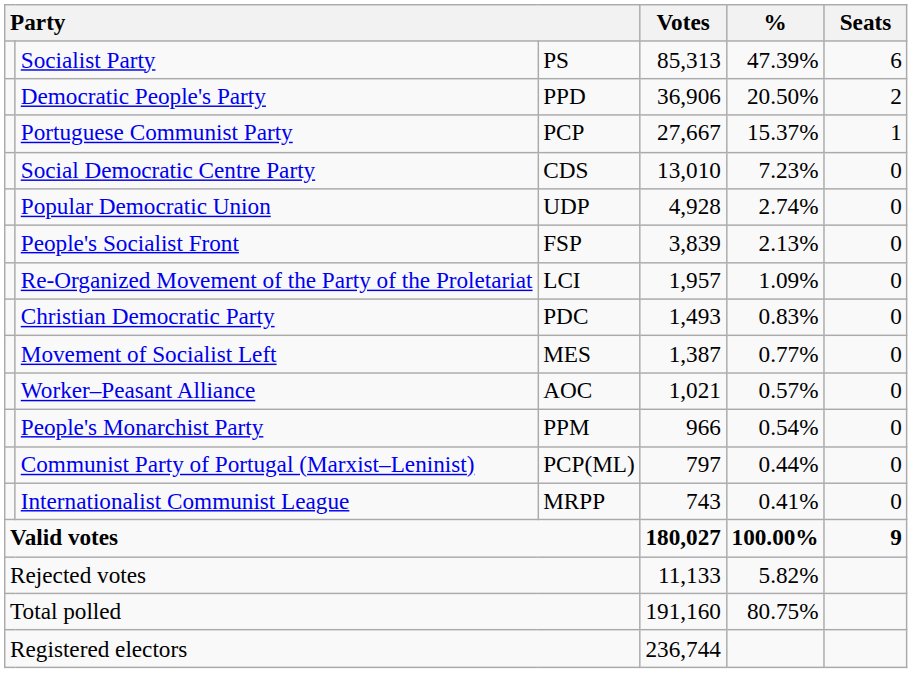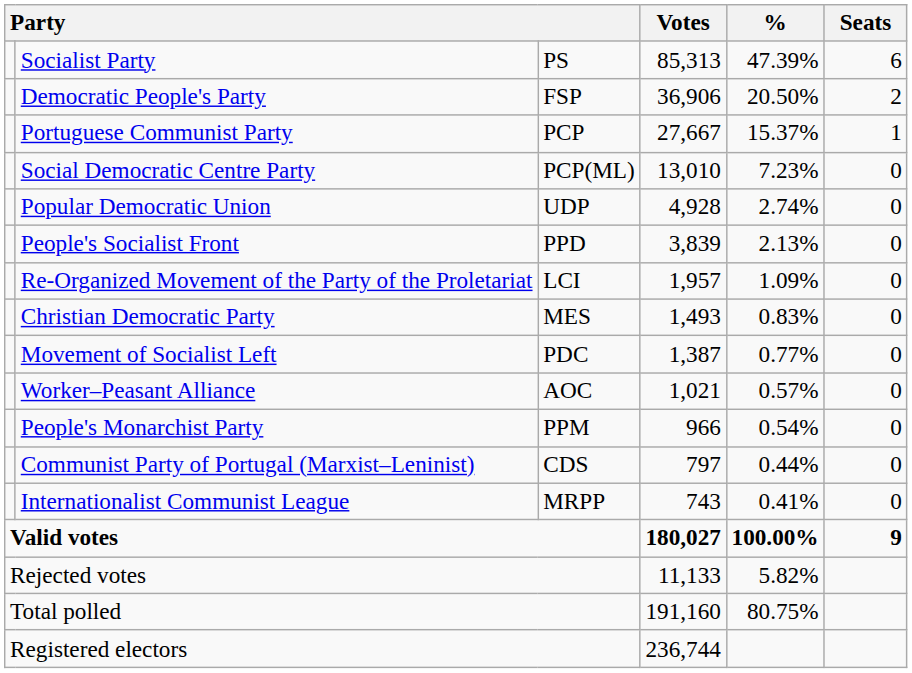(565, 96) PPD -> (563, 96) FSP
(566, 170) CDS -> (589, 170) PCP(ML)
(563, 243) FSP -> (565, 243) PPD
(566, 317) PDC -> (567, 317) MES
(567, 354) MES -> (566, 354) PDC
(589, 464) PCP(ML) -> (566, 464) CDS
